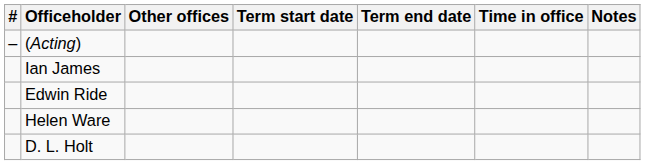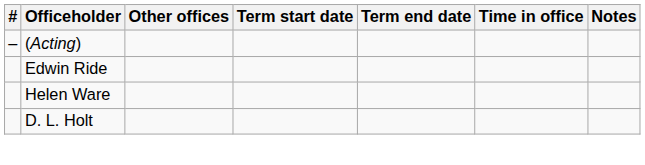- row: (63, 69)
